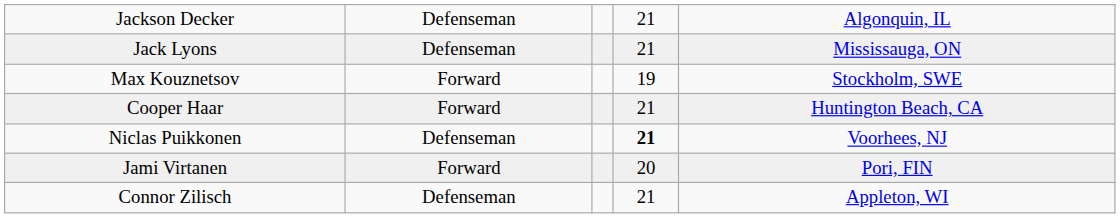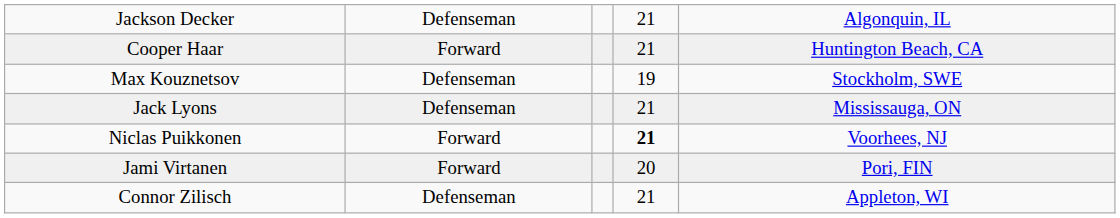rows swapped: (175, 108) <-> (175, 49)
(469, 78) Forward -> (469, 78) Defenseman
(469, 138) Defenseman -> (469, 138) Forward
